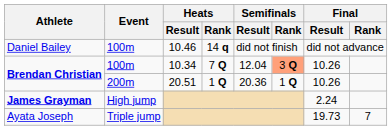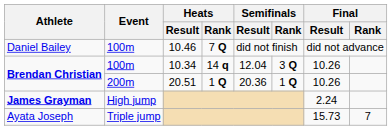(218, 48) 14 q -> (218, 48) 7 Q
(218, 65) 7 Q -> (218, 65) 14 q
(288, 65) lightsalmon background -> (288, 65) no background
(327, 117) 19.73 -> (327, 117) 15.73
